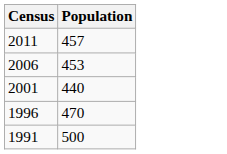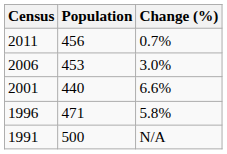+ column: (179, 16)
(73, 40) 457 -> (73, 40) 456
(73, 112) 470 -> (73, 112) 471
